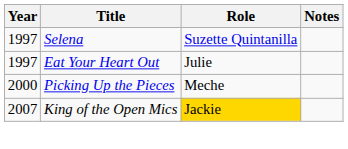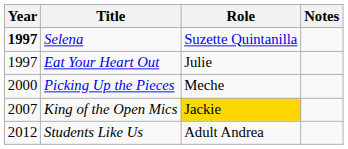(23, 39) normal -> (23, 39) bold
+ row: (94, 132)
